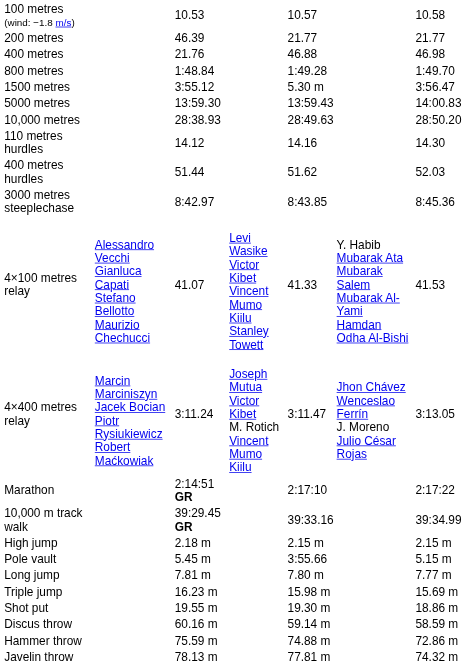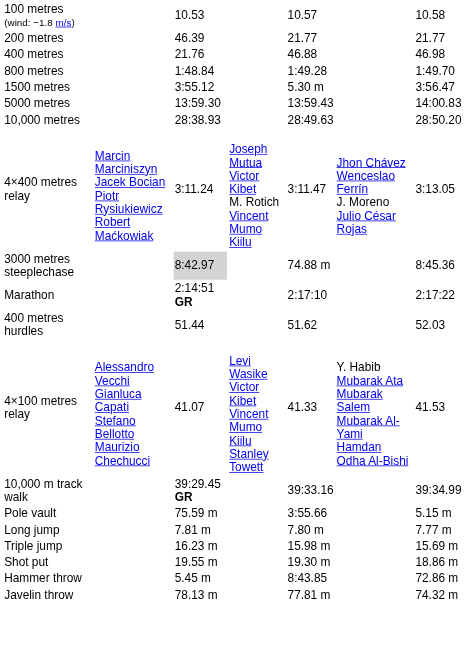- row: (33, 142)
rows swapped: (34, 172) <-> (41, 414)
(194, 202) no background -> (194, 265) lightgrey background
(307, 202) 8:43.85 -> (309, 265) 74.88 m
rows swapped: (41, 285) <-> (29, 490)
- row: (31, 543)
(193, 559) 5.45 m -> (196, 513) 75.59 m
- row: (38, 624)
(196, 640) 75.59 m -> (193, 578) 5.45 m
(309, 640) 74.88 m -> (307, 578) 8:43.85
